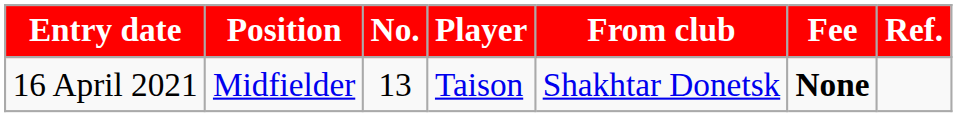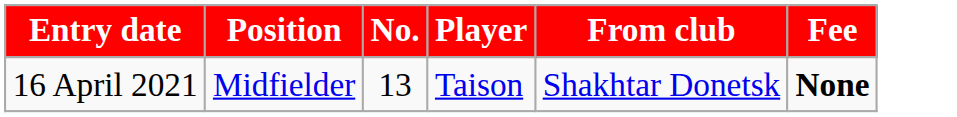- column: (914, 30)
